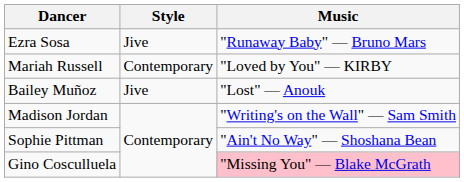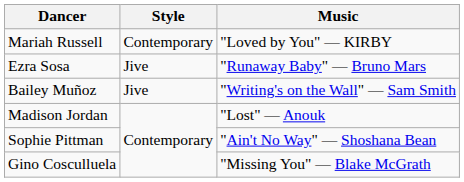rows swapped: (55, 66) <-> (39, 41)
(273, 90) "Lost" — Anouk -> (338, 90) "Writing's on the Wall" — Sam Smith
(338, 115) "Writing's on the Wall" — Sam Smith -> (273, 115) "Lost" — Anouk
(326, 164) pink background -> (326, 164) no background
